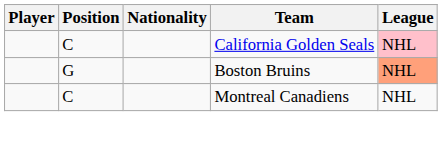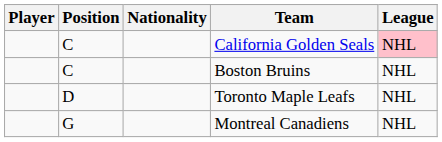(68, 70) G -> (68, 70) C
(399, 70) lightsalmon background -> (399, 70) no background
+ row: (285, 96)
(68, 96) C -> (68, 123) G
